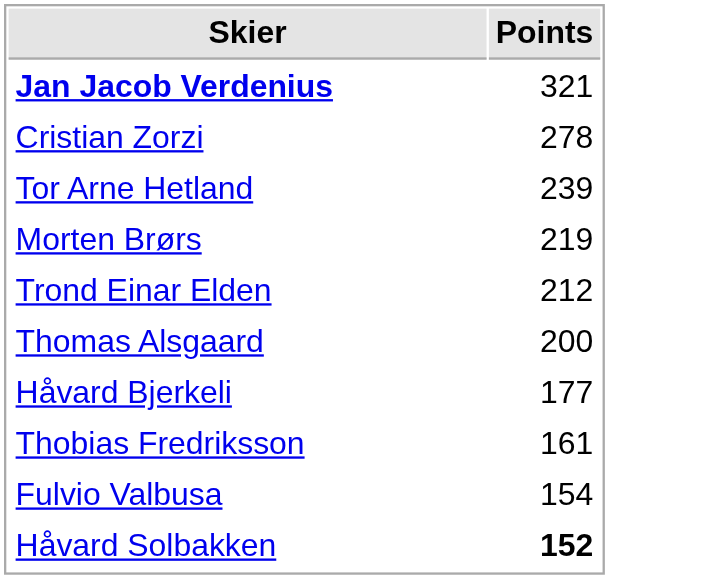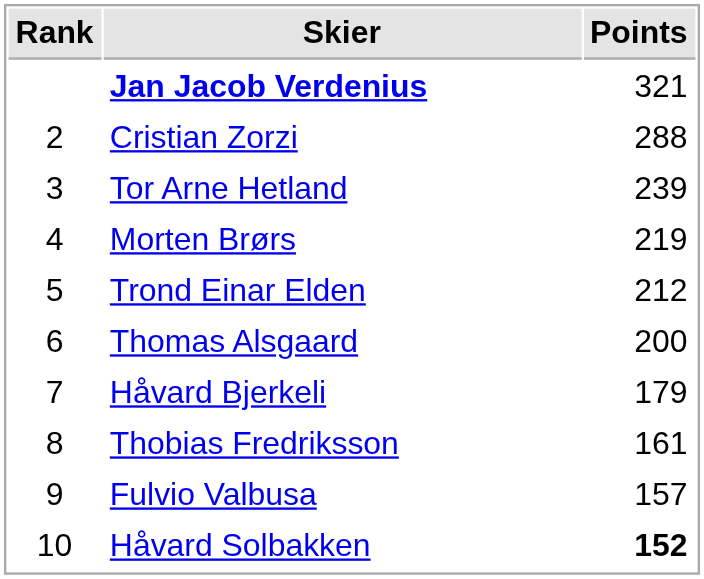+ column: (55, 33)
(567, 137) 278 -> (661, 137) 288
(567, 393) 177 -> (661, 393) 179
(567, 495) 154 -> (661, 495) 157
